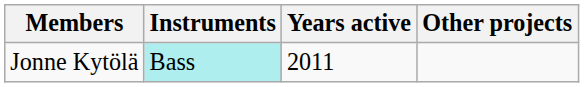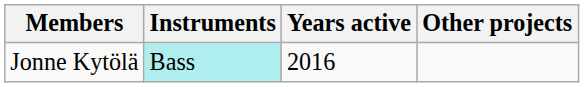(311, 61) 2011 -> (311, 61) 2016
